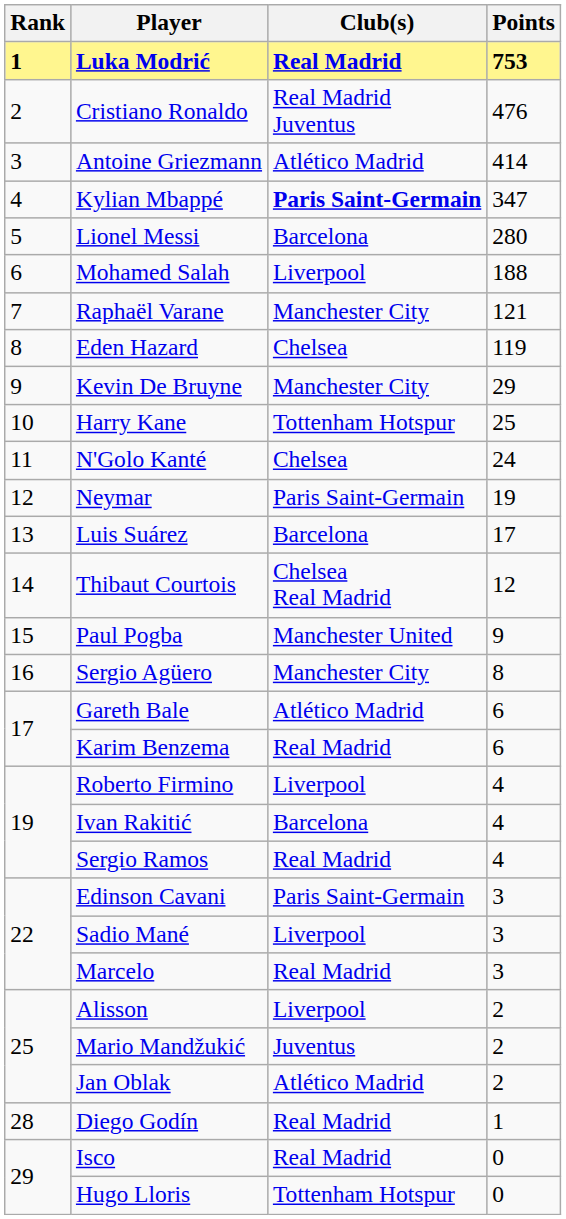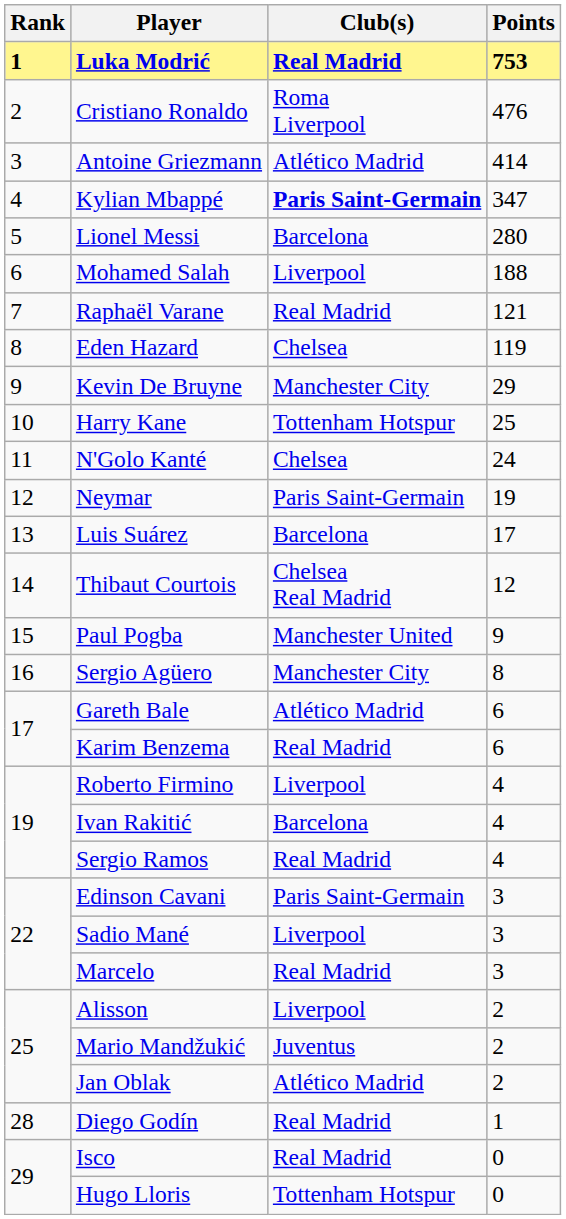(332, 110) Real Madrid Juventus -> (319, 110) Roma Liverpool
(351, 310) Manchester City -> (332, 310) Real Madrid
